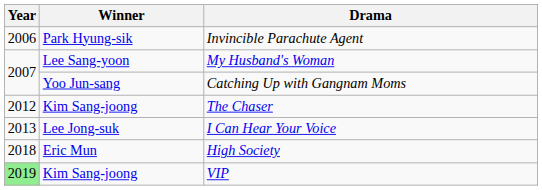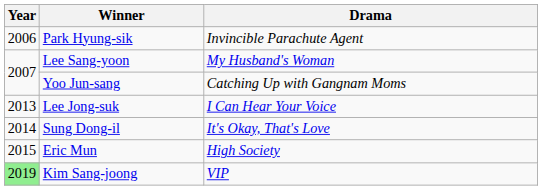- row: (240, 106)
+ row: (268, 128)
(22, 151) 2018 -> (22, 151) 2015
